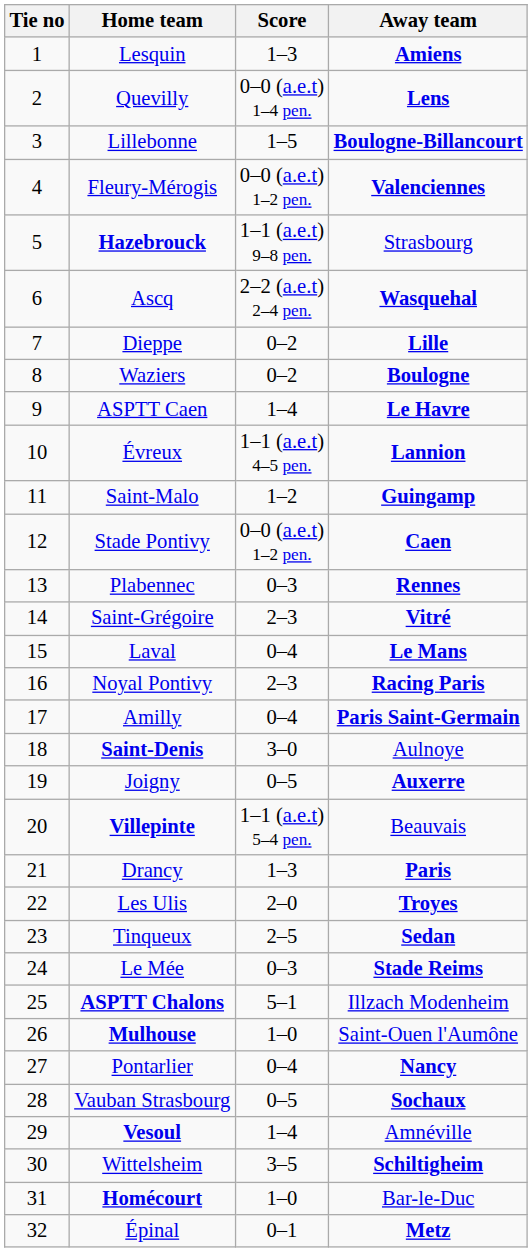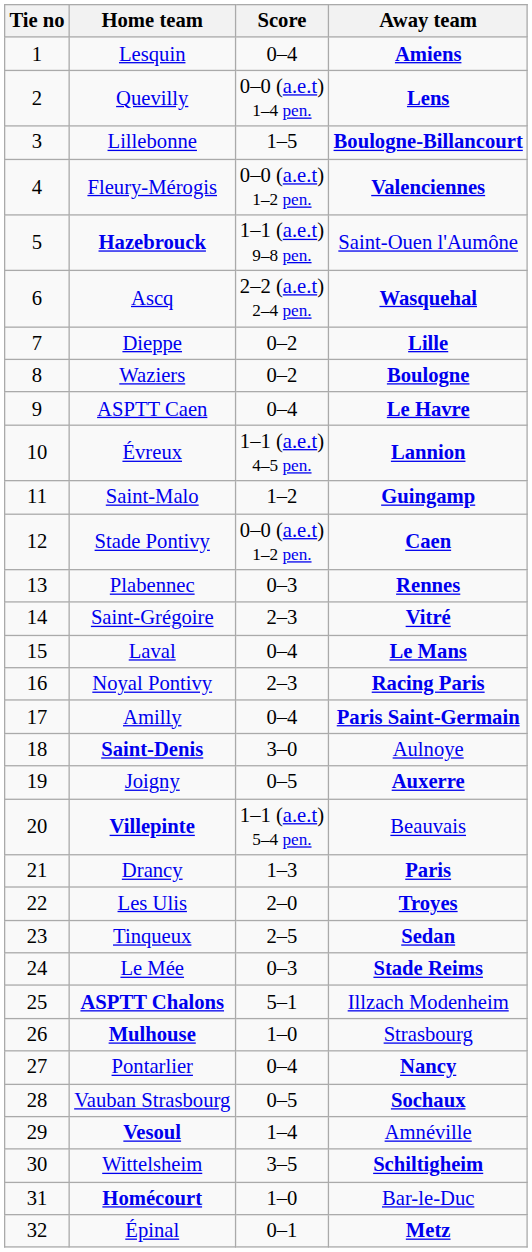(282, 53) 1–3 -> (282, 53) 0–4
(428, 242) Strasbourg -> (428, 242) Saint-Ouen l'Aumône
(282, 408) 1–4 -> (282, 408) 0–4
(428, 1034) Saint-Ouen l'Aumône -> (428, 1034) Strasbourg
